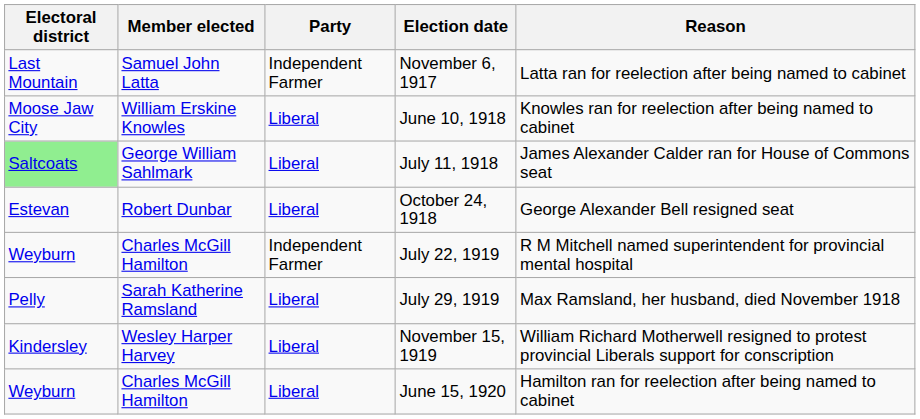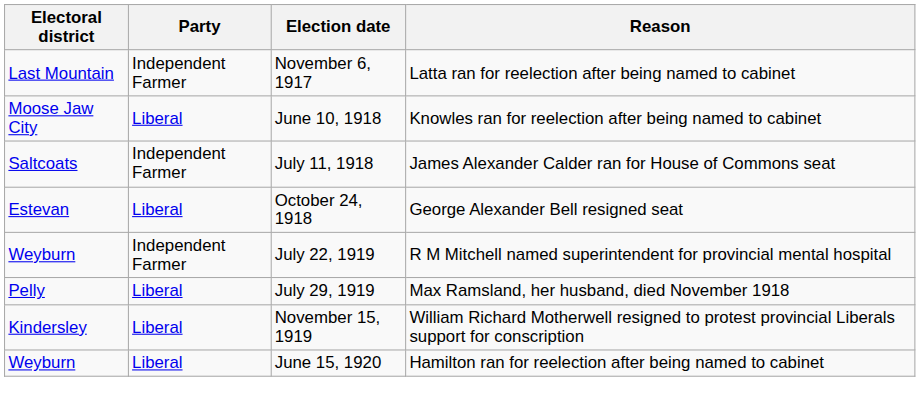- column: (191, 27)
(43, 163) lightgreen background -> (43, 163) no background
(294, 163) Liberal -> (179, 163) Independent Farmer
